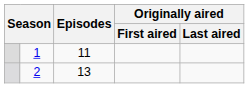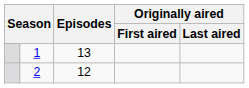(84, 53) 11 -> (84, 53) 13
(84, 72) 13 -> (84, 72) 12
